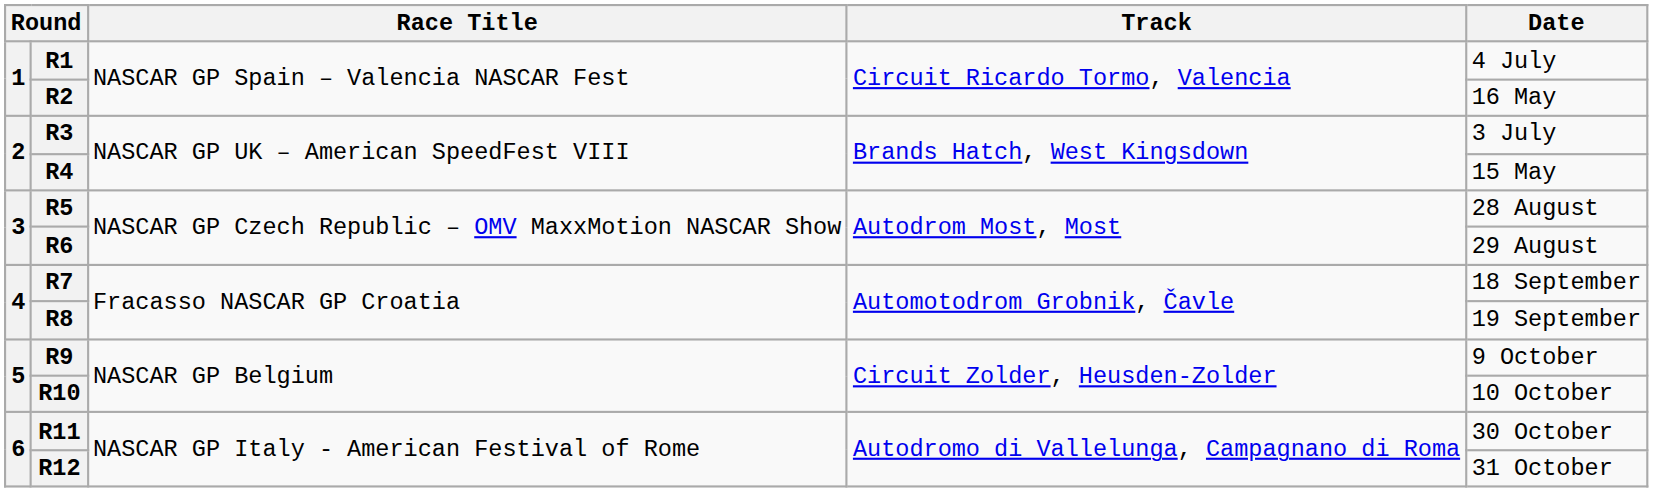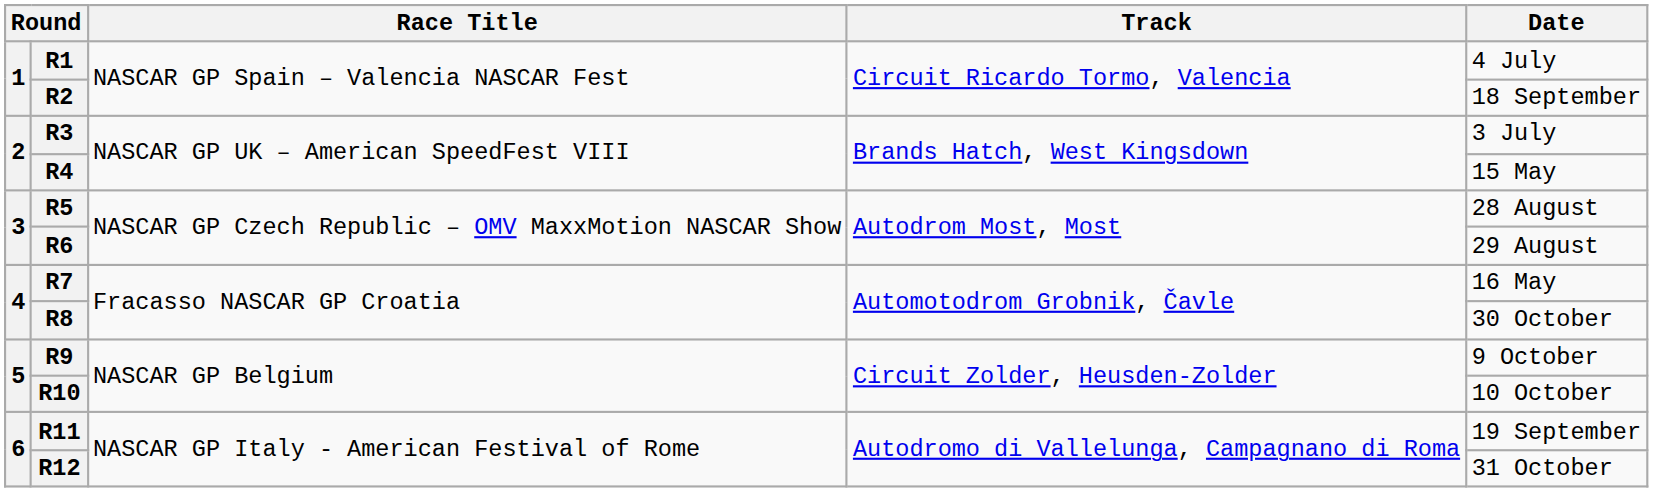(1514, 98) 16 May -> (1556, 98) 18 September
(1556, 283) 18 September -> (1514, 283) 16 May
(1556, 320) 19 September -> (1542, 320) 30 October
(1542, 431) 30 October -> (1556, 431) 19 September
